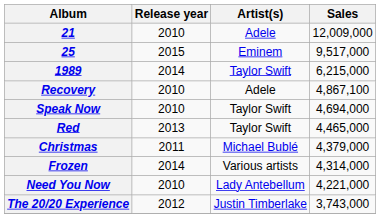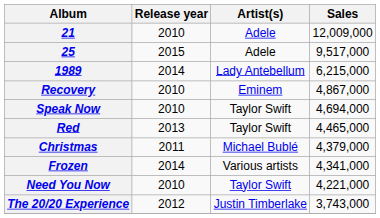(260, 52) Eminem -> (260, 52) Adele
(260, 71) Taylor Swift -> (260, 71) Lady Antebellum
(260, 90) Adele -> (260, 90) Eminem
(343, 90) 4,867,100 -> (343, 90) 4,867,000
(343, 166) 4,314,000 -> (343, 166) 4,341,000
(260, 185) Lady Antebellum -> (260, 185) Taylor Swift
